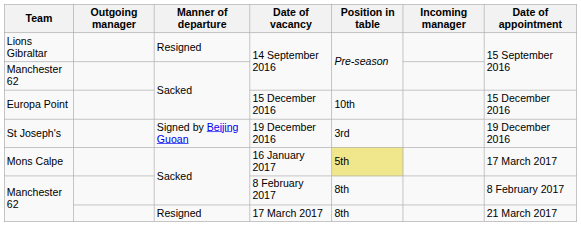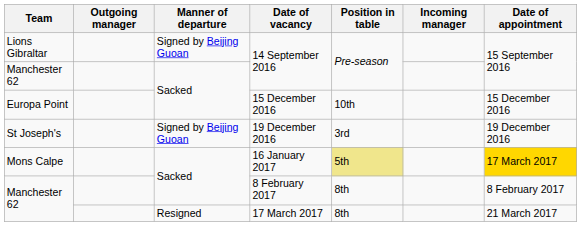(179, 47) Resigned -> (198, 47) Signed by Beijing Guoan
(522, 161) no background -> (522, 161) gold background
